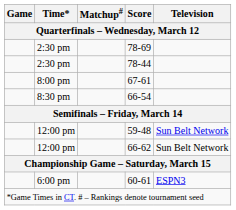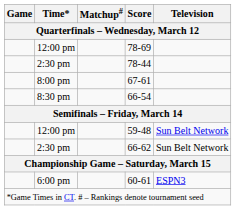(54, 48) 2:30 pm -> (56, 48) 12:00 pm
(56, 147) 12:00 pm -> (54, 147) 2:30 pm
